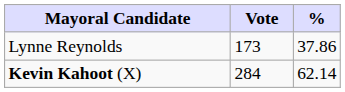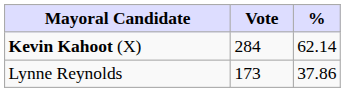rows swapped: (75, 73) <-> (65, 45)
